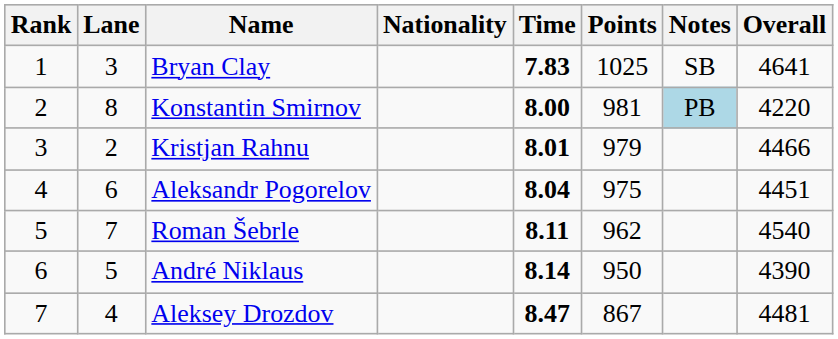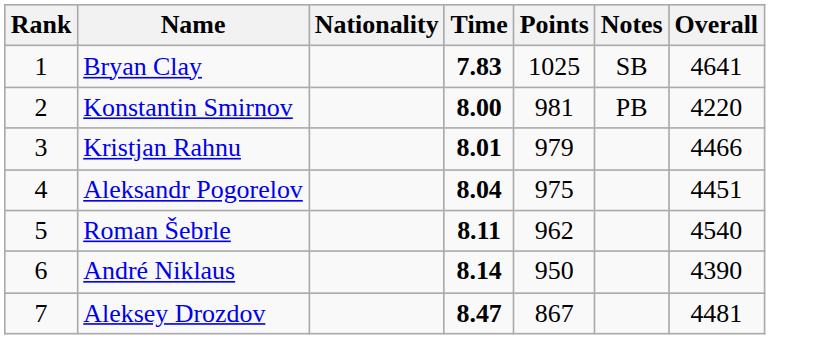- column: (111, 25)
(700, 107) lightblue background -> (632, 107) no background
